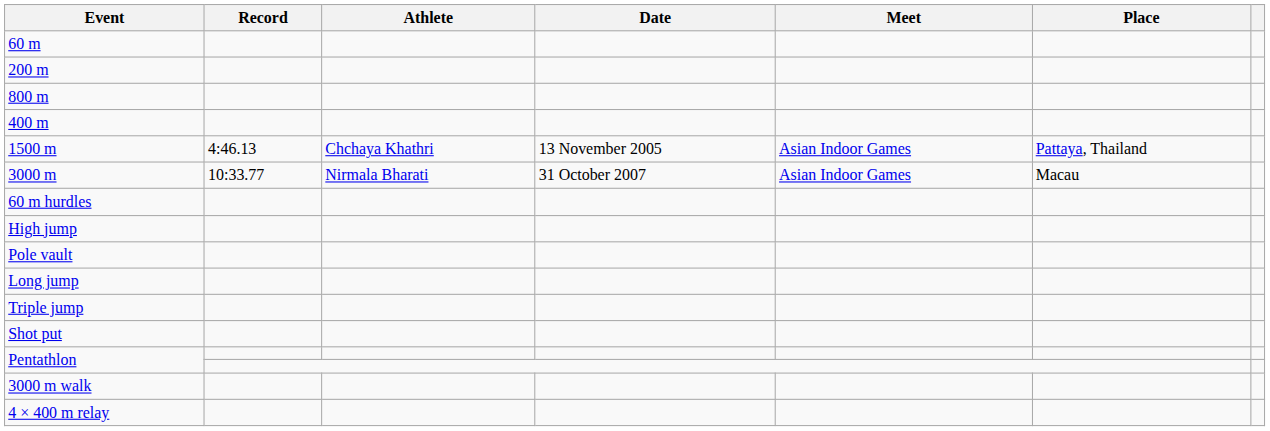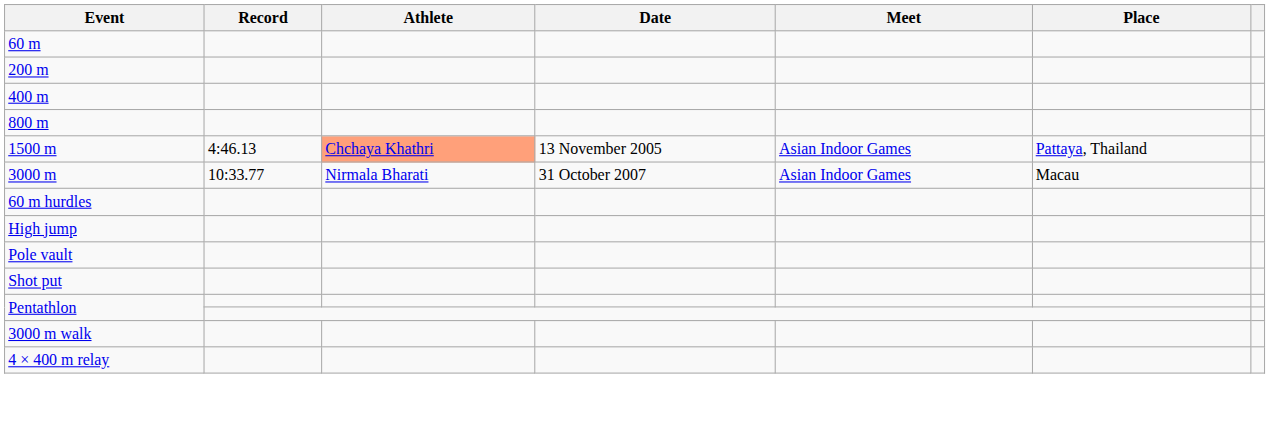rows swapped: (28, 123) <-> (28, 96)
(380, 149) no background -> (380, 149) lightsalmon background
- row: (43, 281)
- row: (46, 307)
